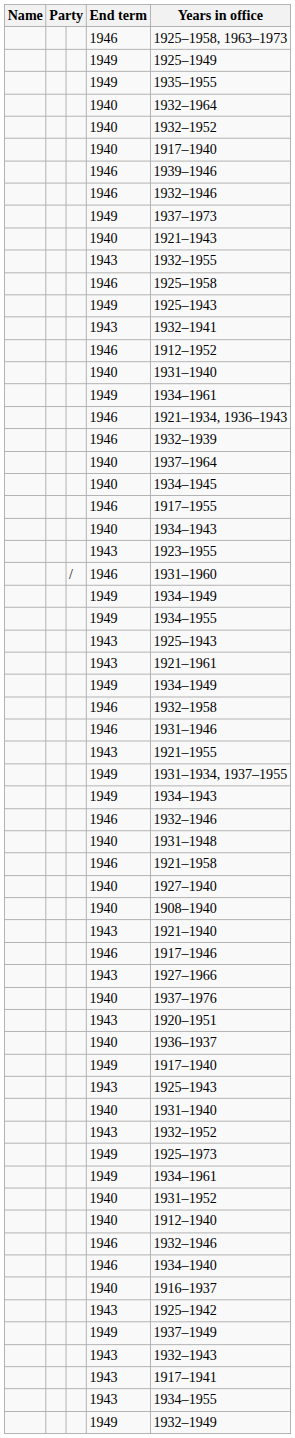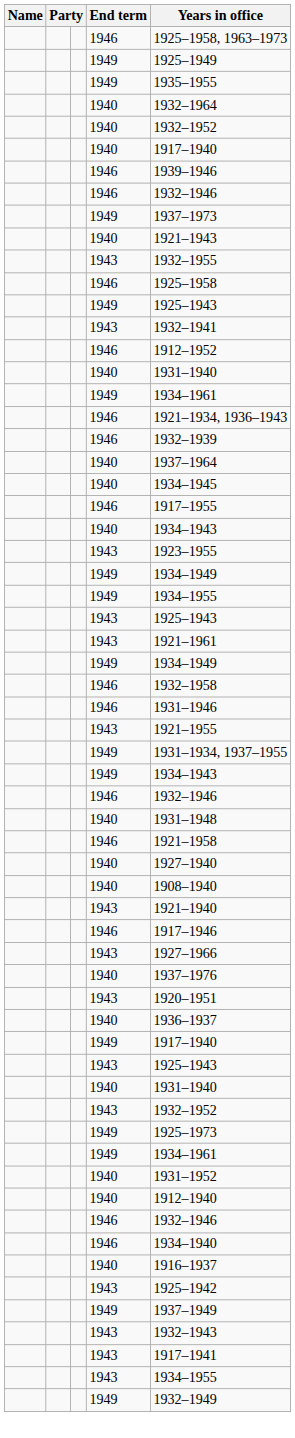- row: (71, 573)
